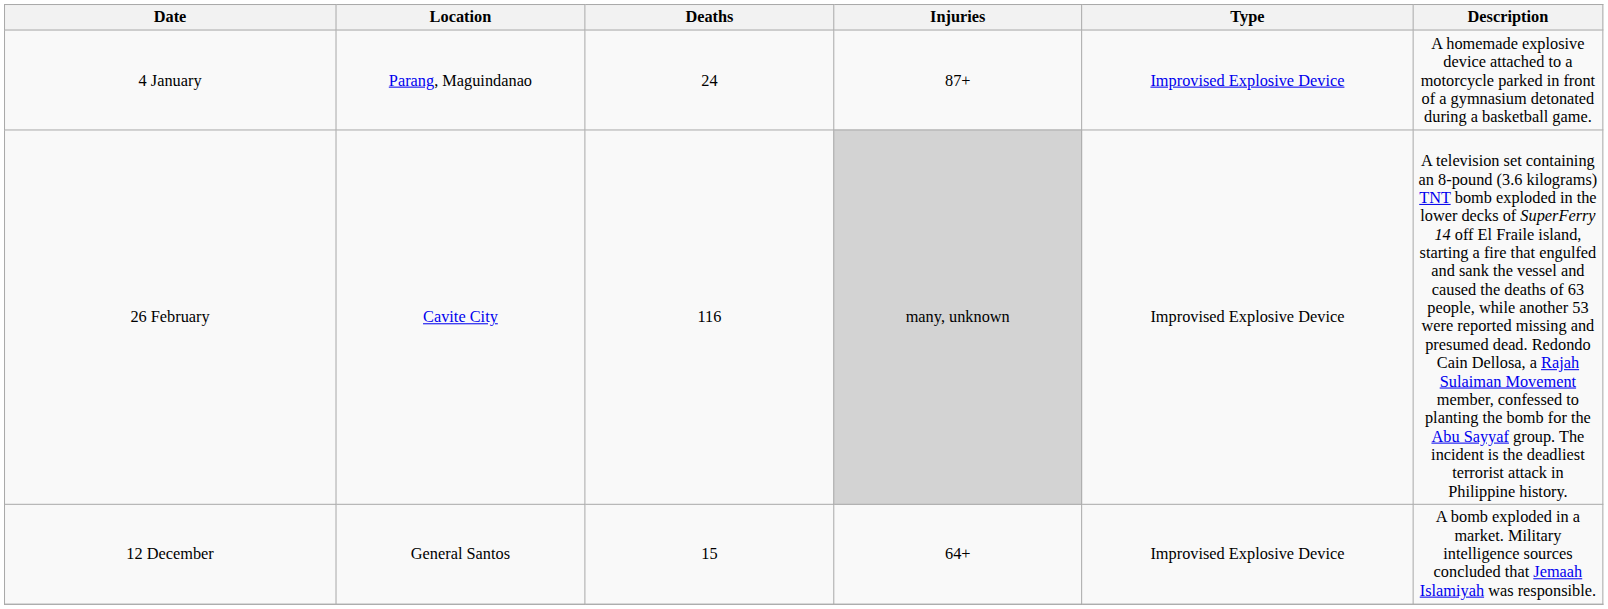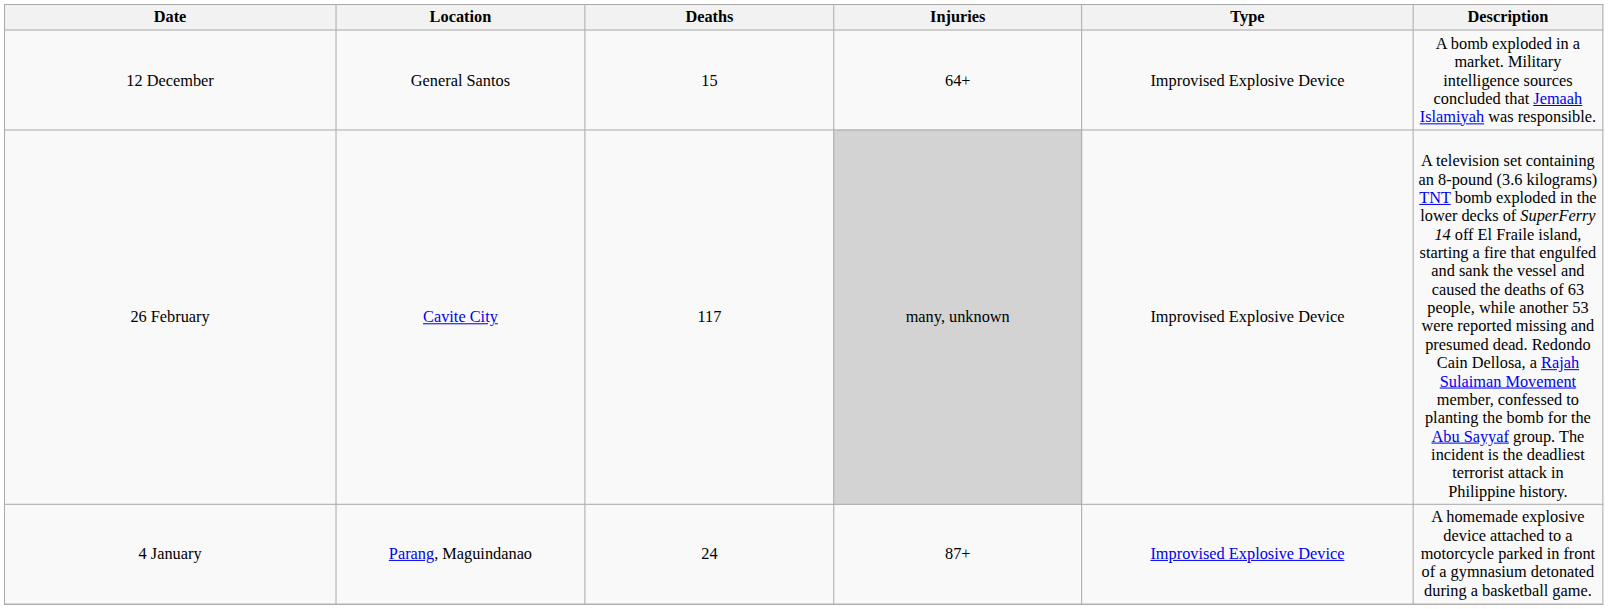rows swapped: (170, 80) <-> (170, 554)
(709, 317) 116 -> (709, 317) 117
